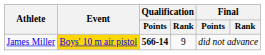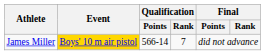(155, 42) bold -> (155, 42) normal
(183, 42) 9 -> (183, 42) 7
